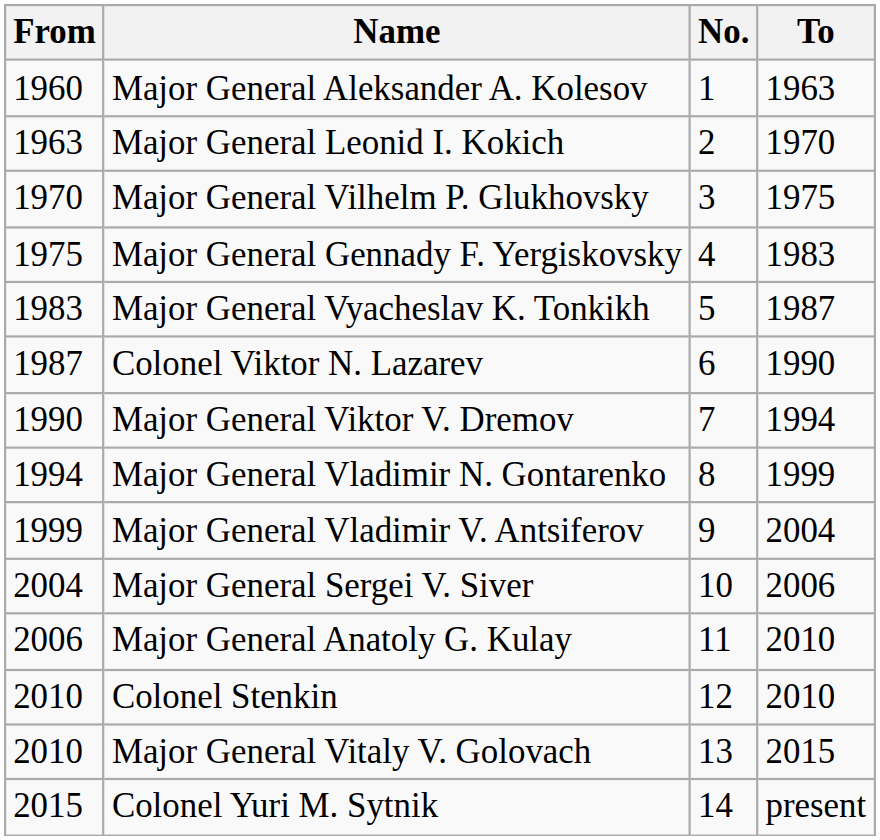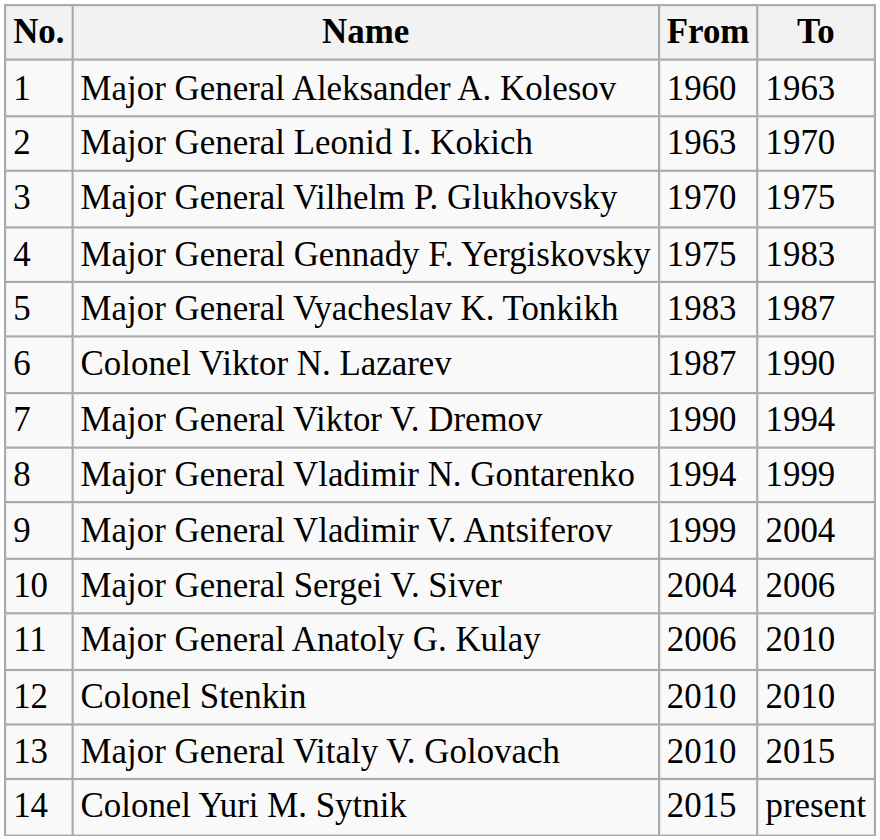columns swapped: (724, 32) <-> (54, 32)
